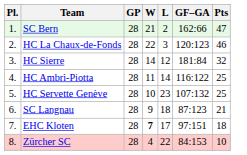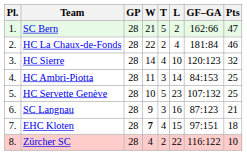+ column: (164, 12)
(165, 45) 3 -> (177, 45) 4
(192, 45) 120:123 -> (204, 45) 181:84
(165, 61) 12 -> (177, 61) 10
(192, 61) 181:84 -> (204, 61) 120:123
(192, 77) 116:122 -> (204, 77) 84:153
(165, 110) 18 -> (177, 110) 16
(165, 126) 17 -> (177, 126) 15
(192, 142) 84:153 -> (204, 142) 116:122
